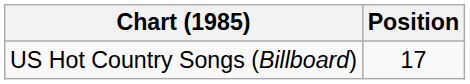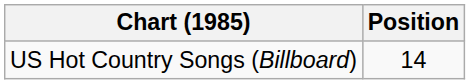(413, 59) 17 -> (413, 59) 14
